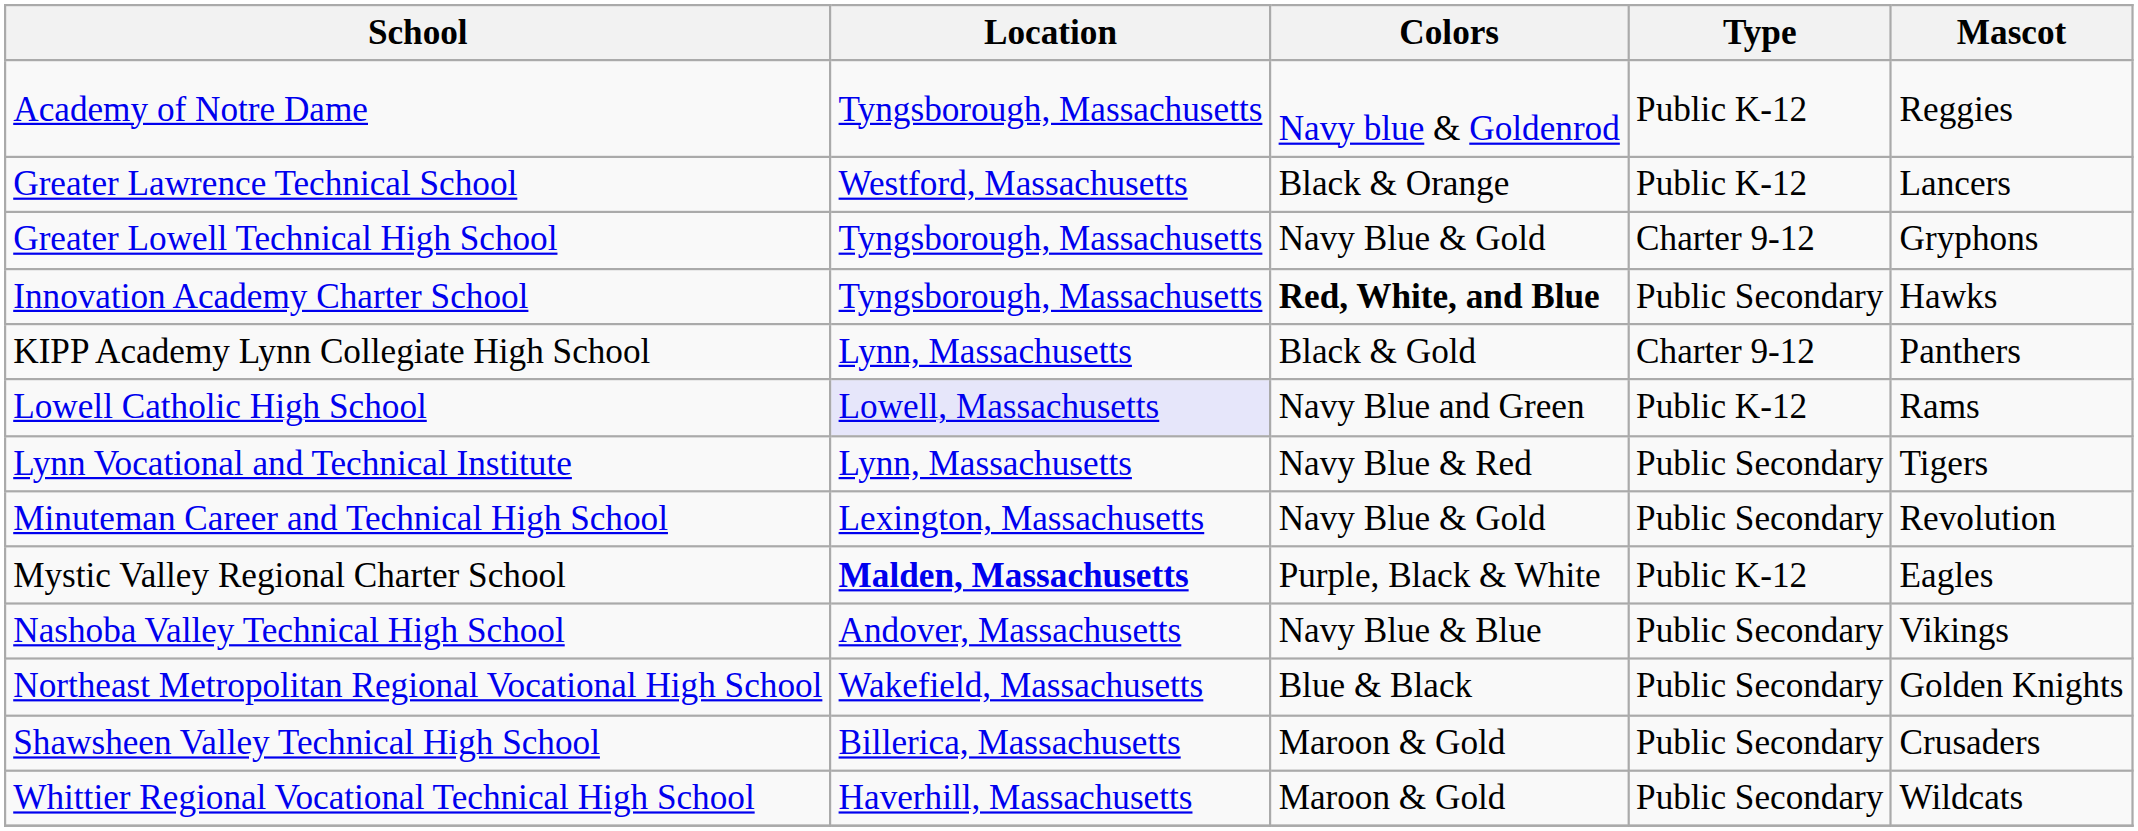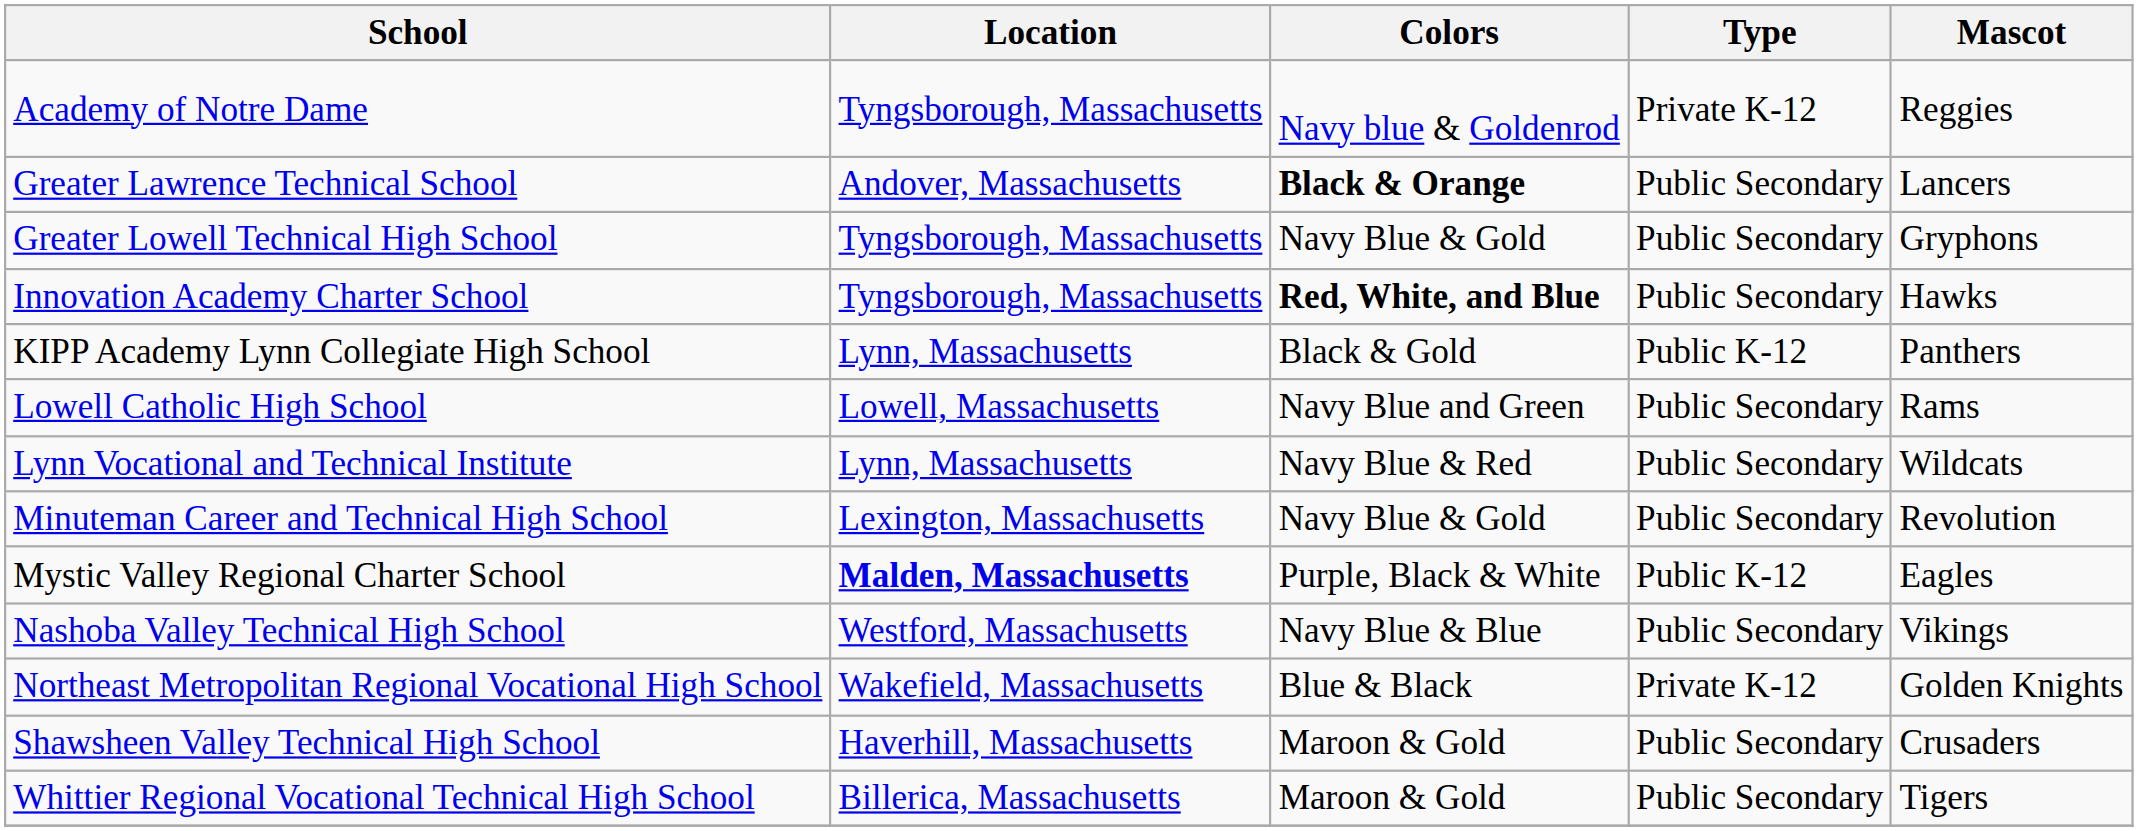(1722, 108) Public K-12 -> (1726, 108) Private K-12
(1013, 183) Westford, Massachusetts -> (1010, 183) Andover, Massachusetts
(1394, 183) normal -> (1402, 183) bold
(1722, 183) Public K-12 -> (1760, 183) Public Secondary
(1726, 239) Charter 9-12 -> (1760, 239) Public Secondary
(1726, 351) Charter 9-12 -> (1722, 351) Public K-12
(999, 406) lavender background -> (999, 406) no background
(1722, 406) Public K-12 -> (1760, 406) Public Secondary
(1944, 462) Tigers -> (1961, 462) Wildcats
(1010, 630) Andover, Massachusetts -> (1013, 630) Westford, Massachusetts
(1760, 686) Public Secondary -> (1726, 686) Private K-12
(1010, 741) Billerica, Massachusetts -> (1016, 741) Haverhill, Massachusetts
(1016, 797) Haverhill, Massachusetts -> (1010, 797) Billerica, Massachusetts
(1961, 797) Wildcats -> (1944, 797) Tigers
